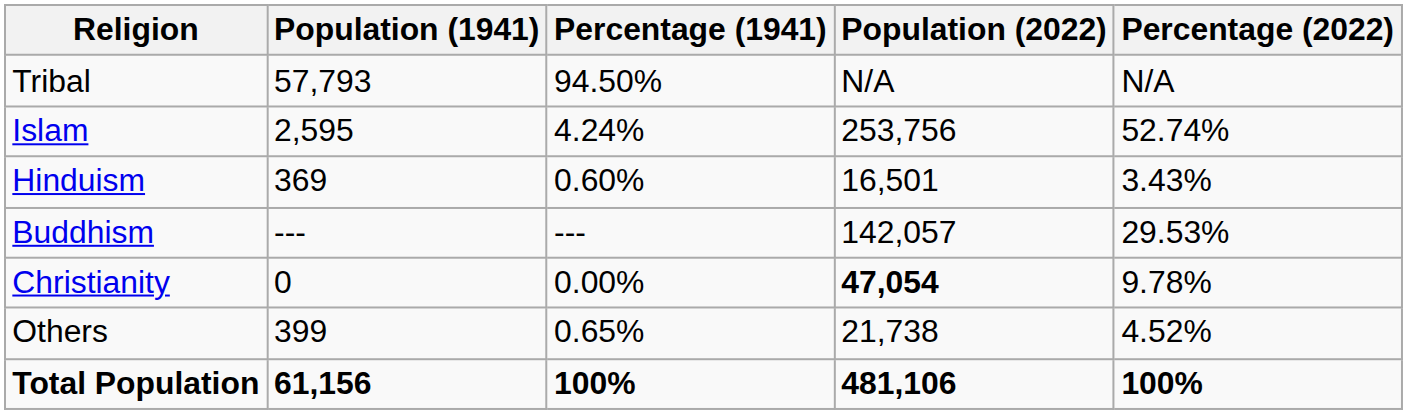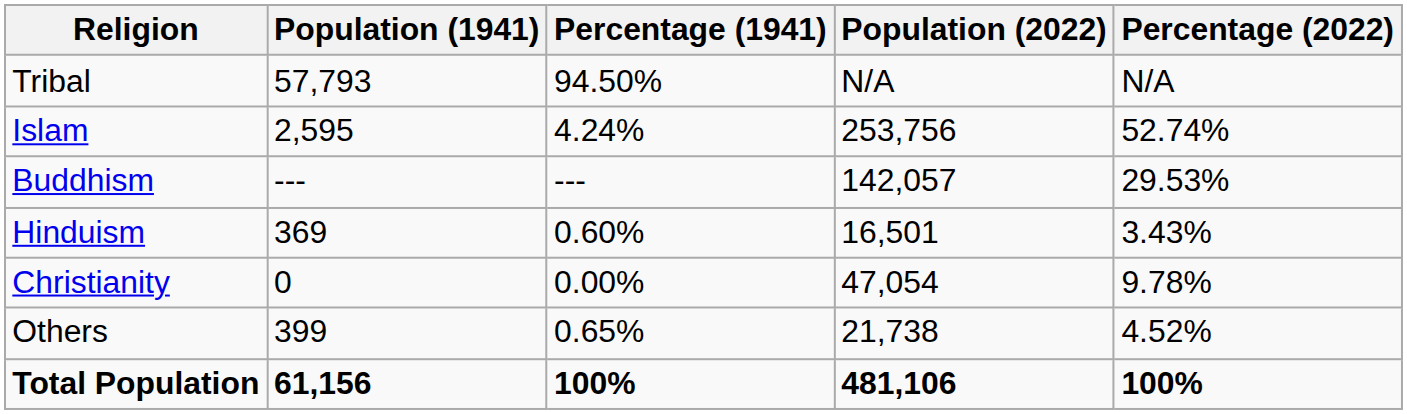rows swapped: (83, 231) <-> (79, 181)
(890, 282) bold -> (890, 282) normal
